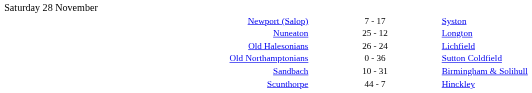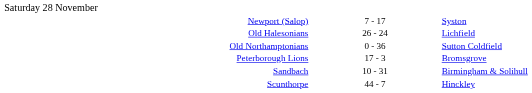- row: (291, 33)
+ row: (272, 58)
